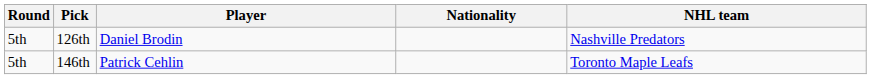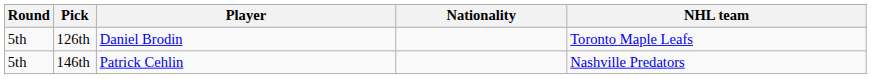(627, 39) Nashville Predators -> (632, 39) Toronto Maple Leafs
(632, 62) Toronto Maple Leafs -> (627, 62) Nashville Predators
